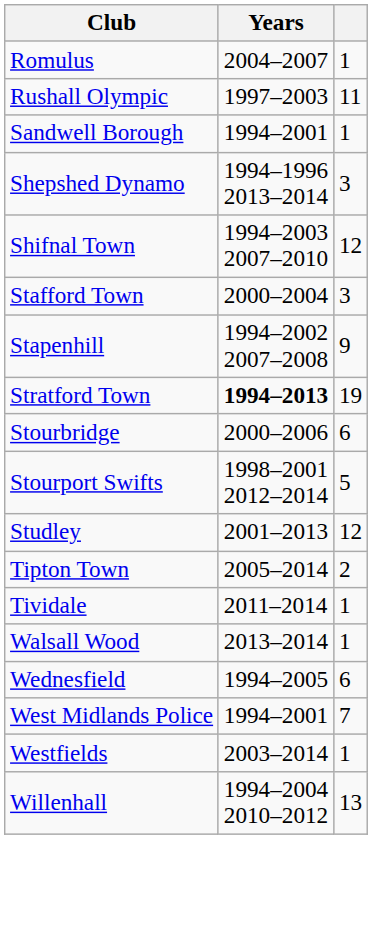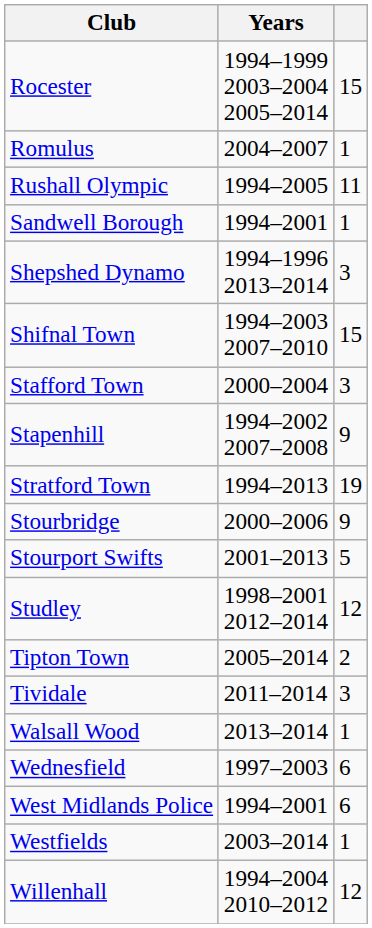+ row: (51, 85)
(276, 96) 1997–2003 -> (276, 185) 1994–2005
(351, 246) 12 -> (351, 335) 15
(276, 395) bold -> (276, 484) normal
(345, 432) 6 -> (345, 521) 9
(276, 482) 1998–2001 2012–2014 -> (276, 558) 2001–2013
(276, 532) 2001–2013 -> (276, 607) 1998–2001 2012–2014
(345, 605) 1 -> (345, 694) 3
(276, 679) 1994–2005 -> (276, 768) 1997–2003
(345, 715) 7 -> (345, 804) 6
(351, 802) 13 -> (351, 891) 12
